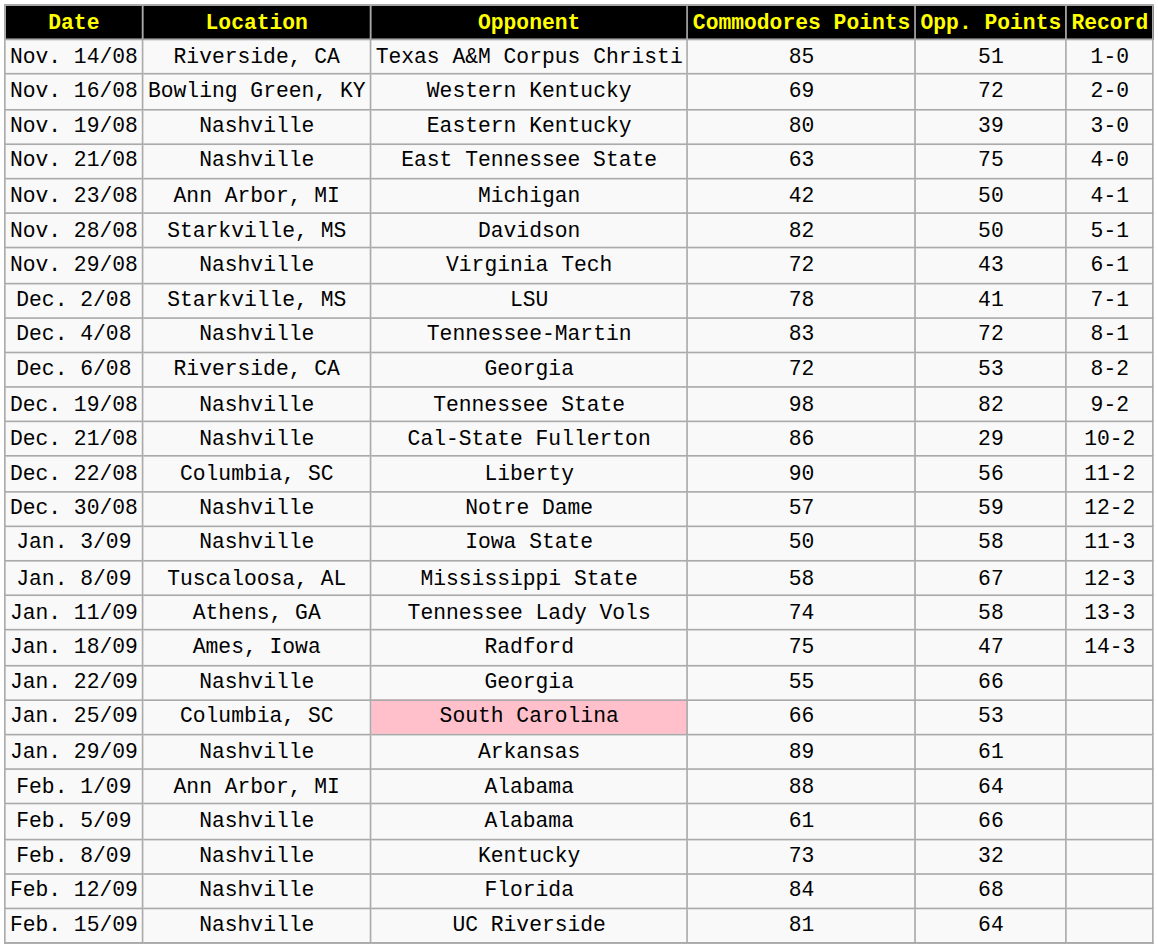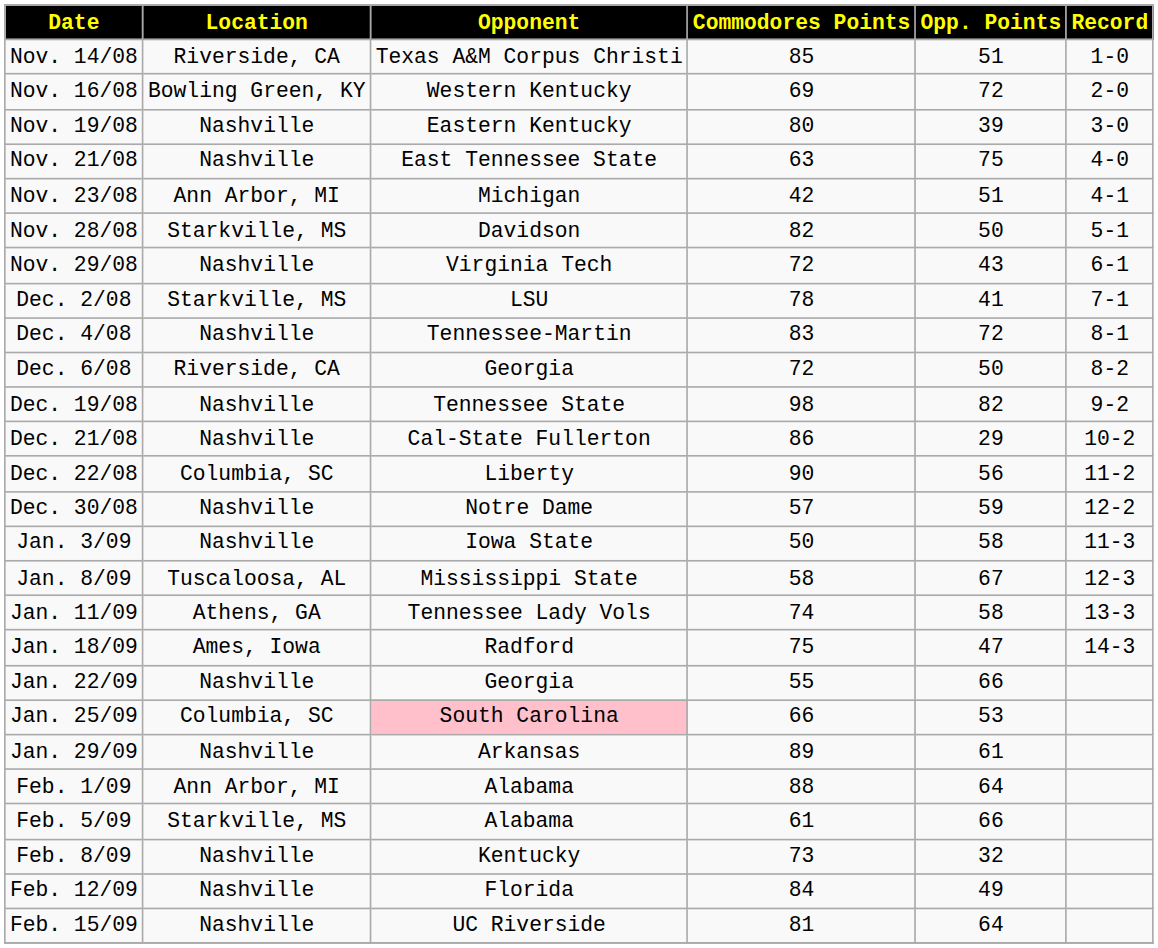(991, 196) 50 -> (991, 196) 51
(991, 370) 53 -> (991, 370) 50
(257, 821) Nashville -> (257, 821) Starkville, MS
(991, 891) 68 -> (991, 891) 49
